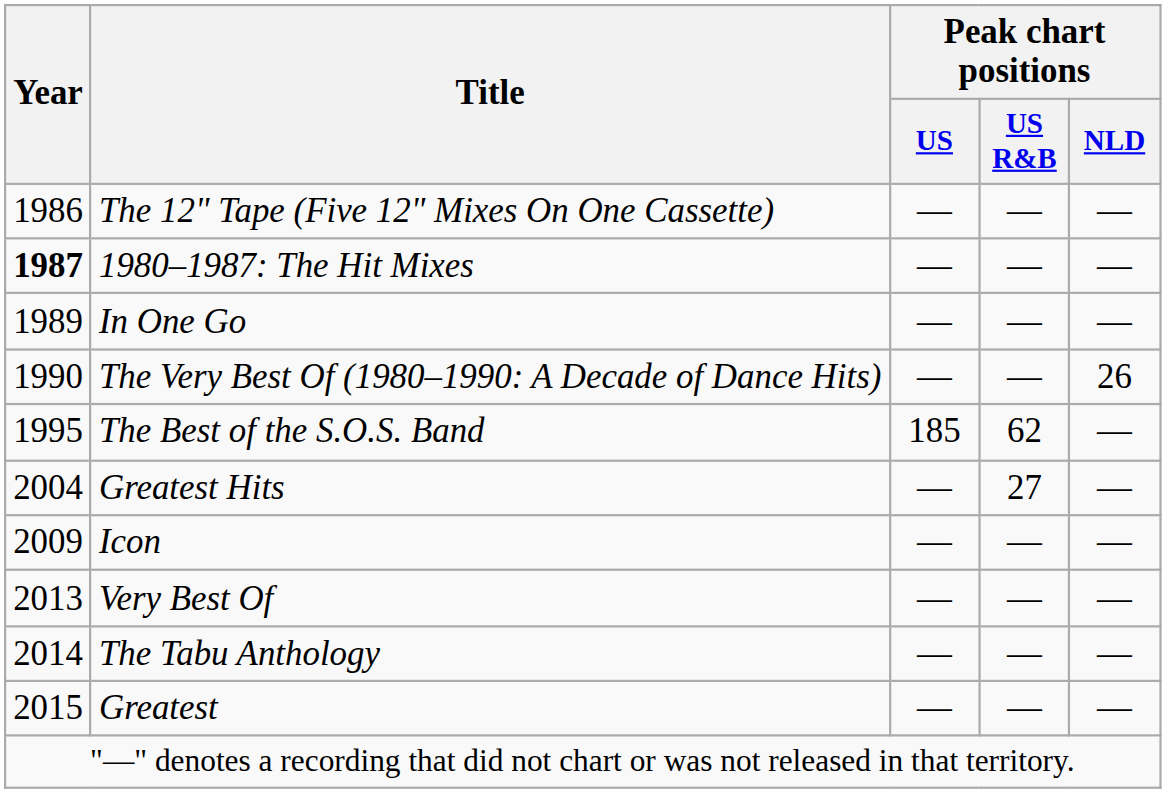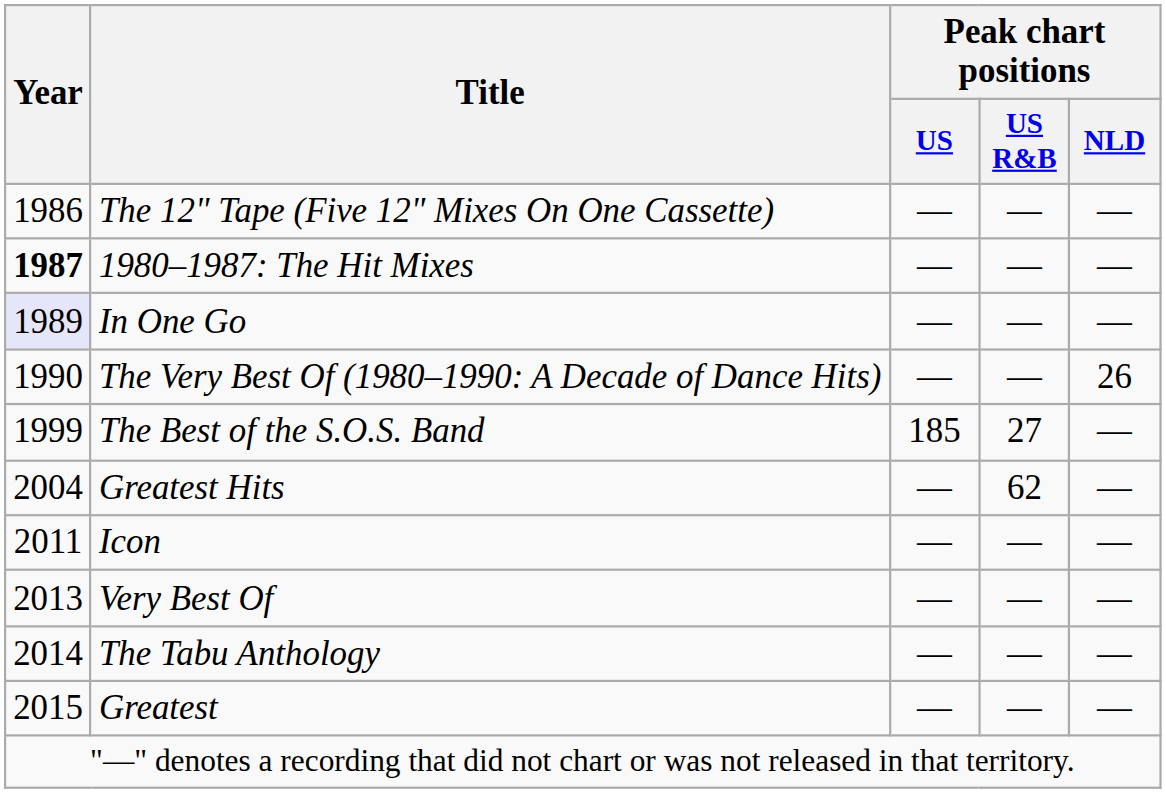(48, 320) no background -> (48, 320) lavender background
(48, 431) 1995 -> (48, 431) 1999
(1024, 431) 62 -> (1024, 431) 27
(1024, 486) 27 -> (1024, 486) 62
(48, 542) 2009 -> (48, 542) 2011
